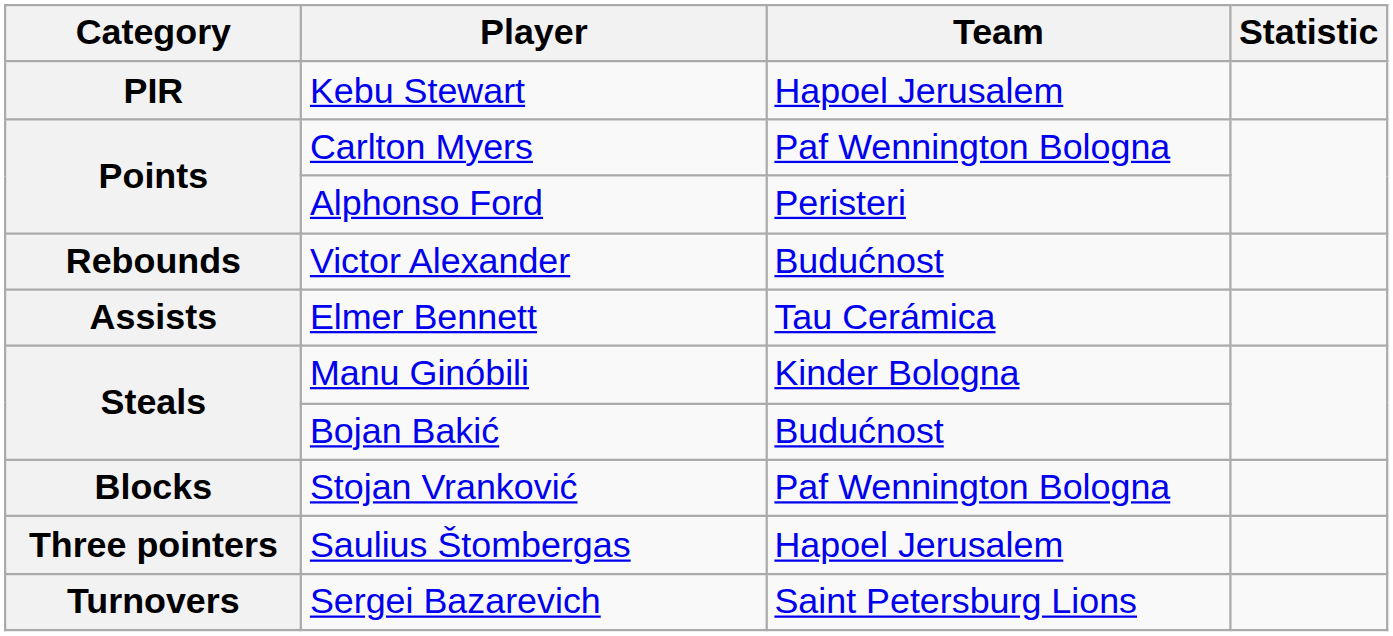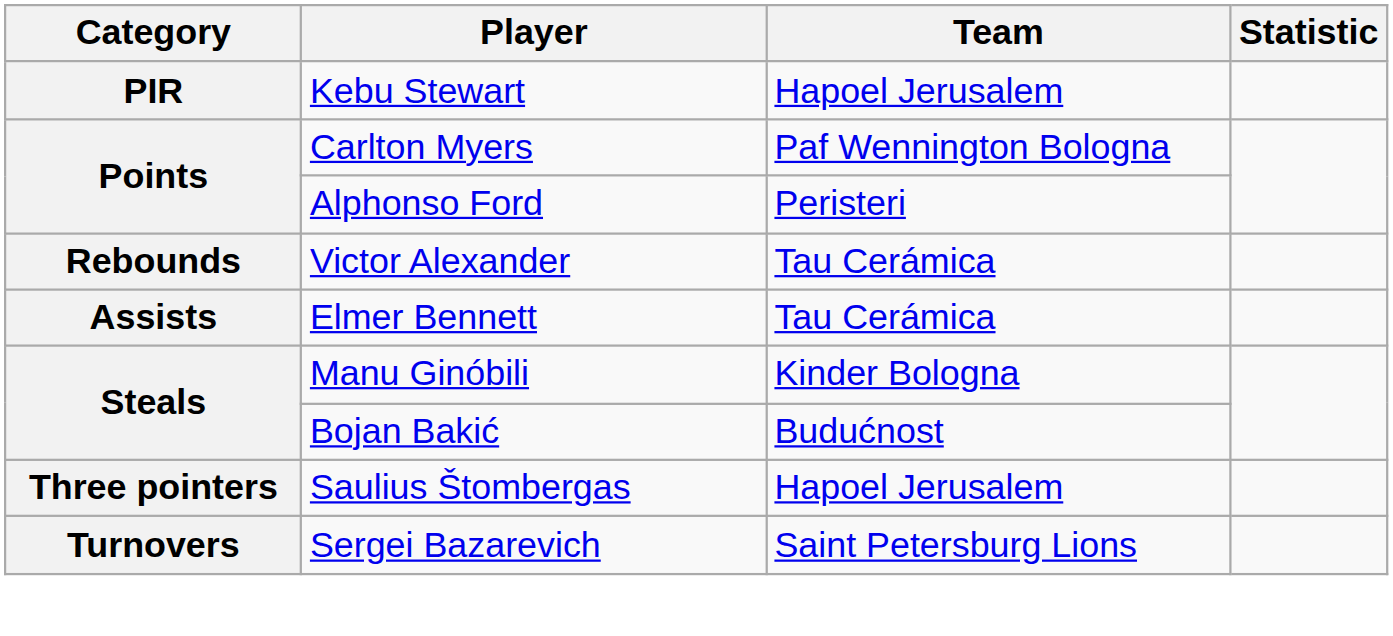(859, 260) Budućnost -> (885, 260) Tau Cerámica
- row: (444, 487)
